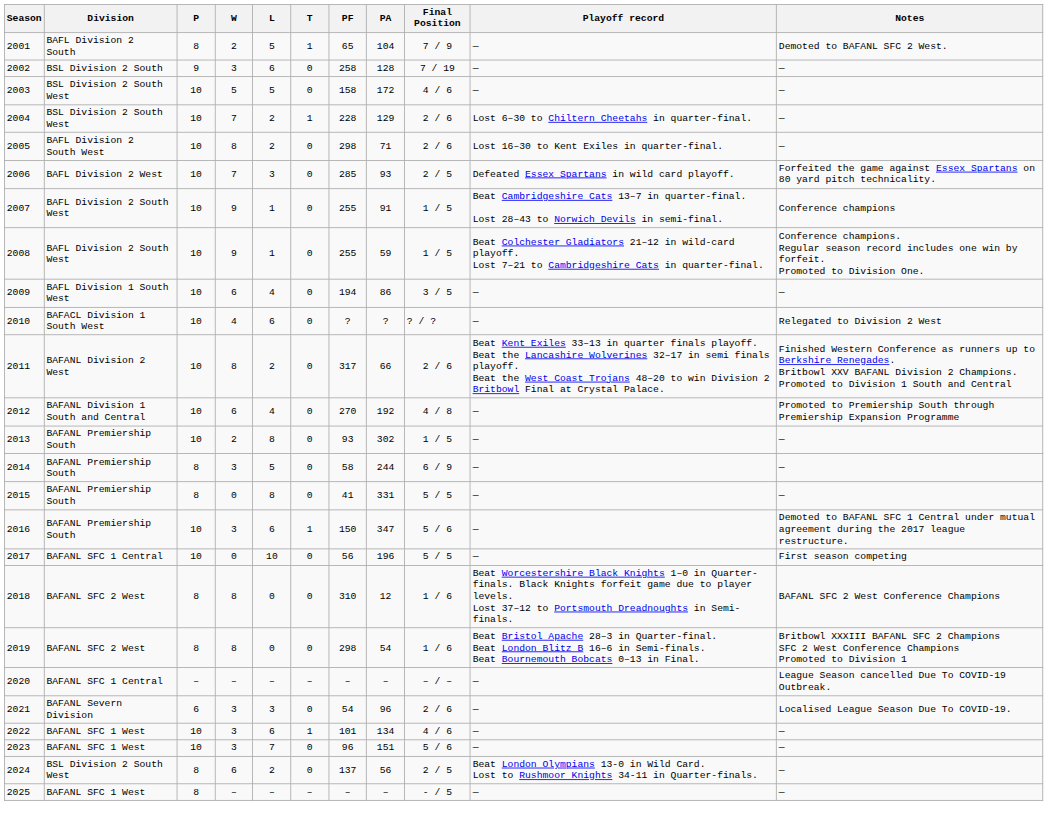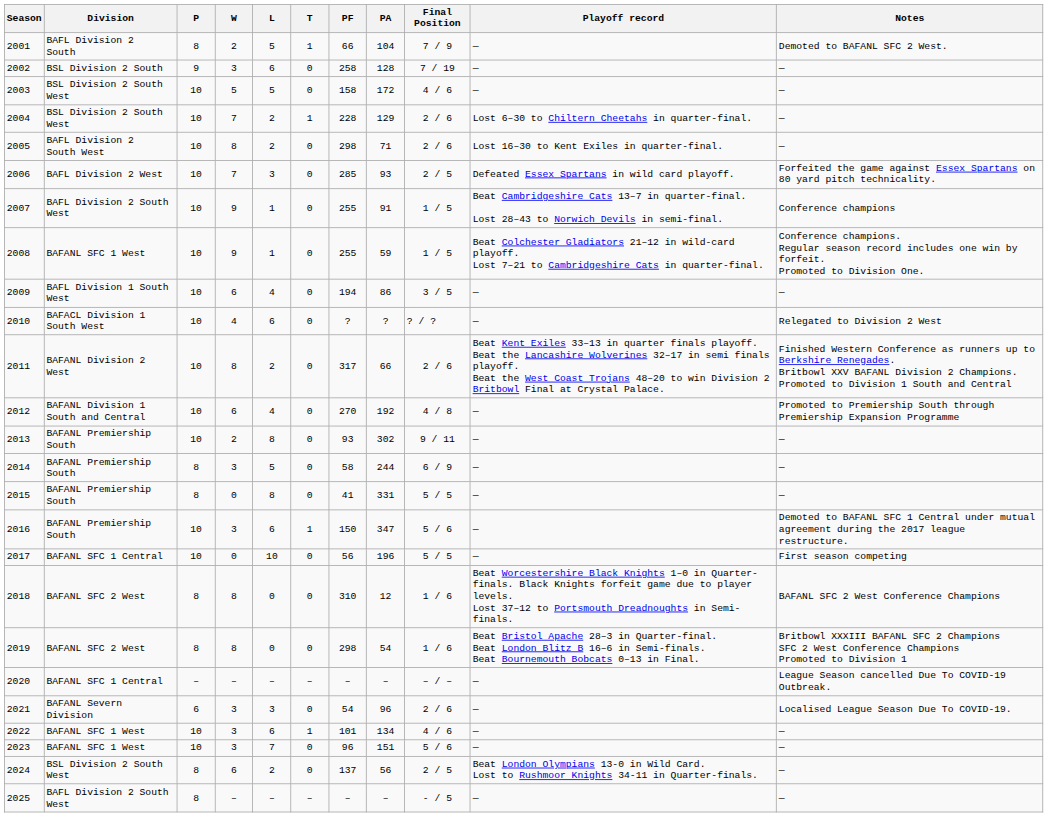(348, 46) 65 -> (348, 46) 66
(108, 253) BAFL Division 2 South West -> (96, 253) BAFANL SFC 1 West
(437, 439) 1 / 5 -> (437, 439) 9 / 11
(96, 792) BAFANL SFC 1 West -> (108, 798) BAFL Division 2 South West
